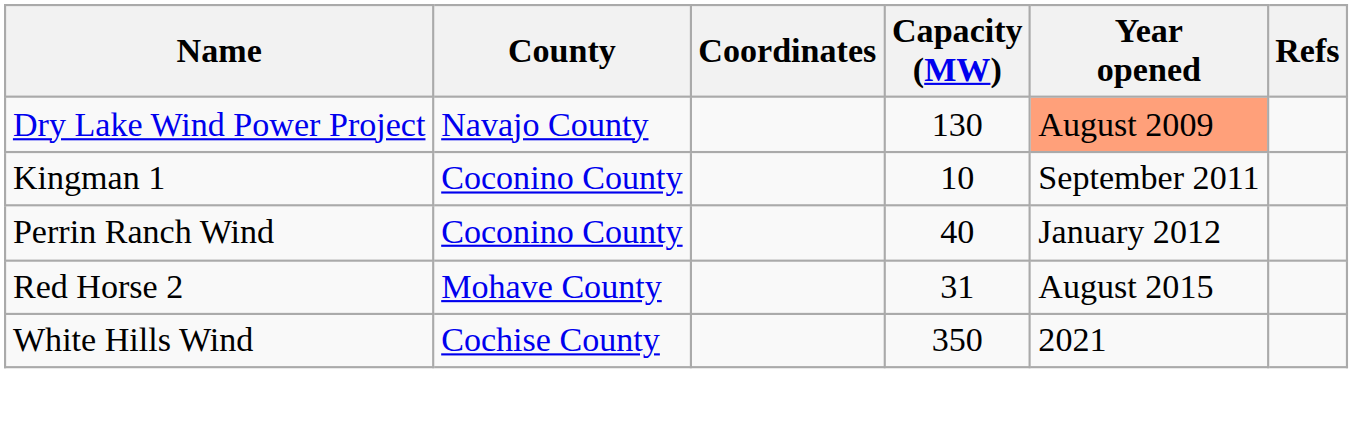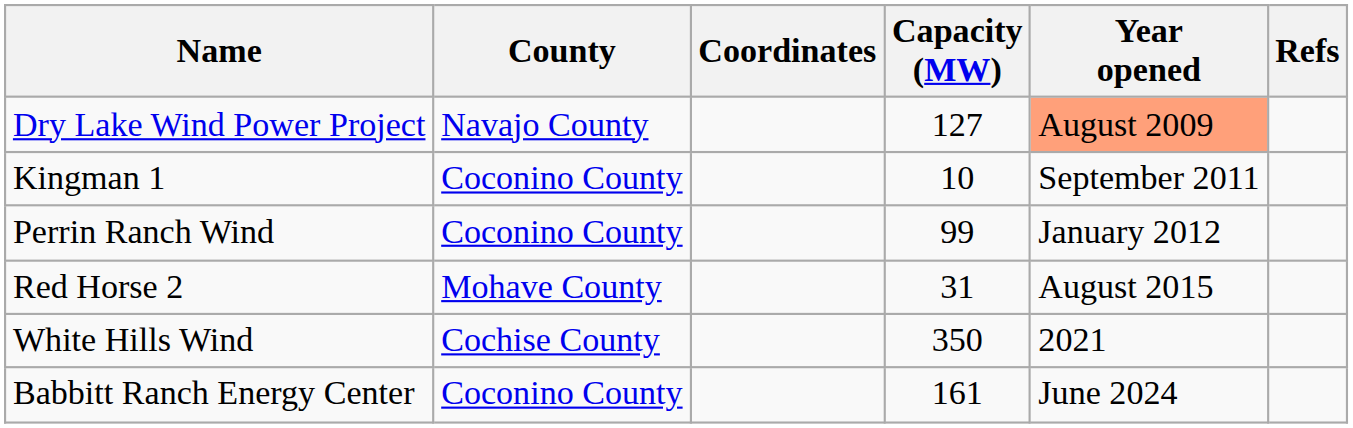(957, 123) 130 -> (957, 123) 127
(957, 232) 40 -> (957, 232) 99
+ row: (214, 394)
